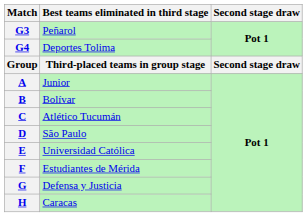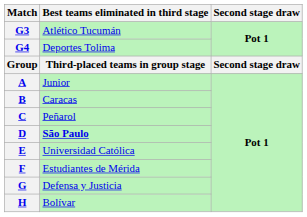(59, 30) Peñarol -> (82, 30) Atlético Tucumán
(59, 99) Bolívar -> (60, 99) Caracas
(82, 116) Atlético Tucumán -> (59, 116) Peñarol
(64, 133) normal -> (66, 133) bold
(60, 202) Caracas -> (59, 202) Bolívar
